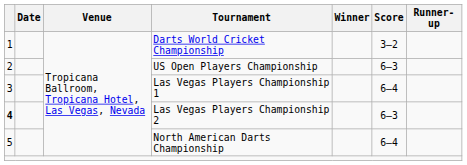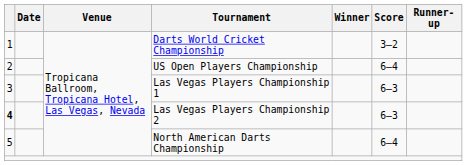(389, 67) 6–3 -> (389, 67) 6–4
(389, 88) 6–4 -> (389, 88) 6–3
